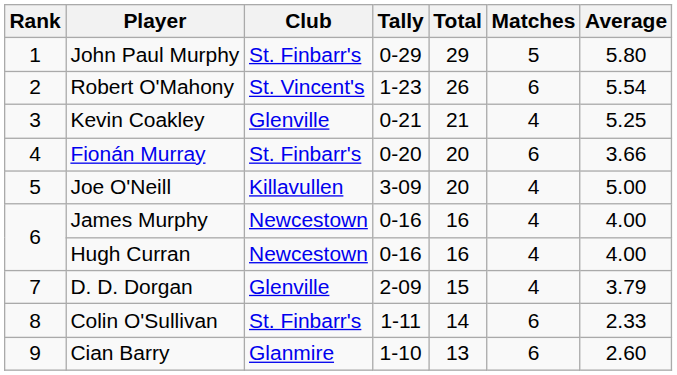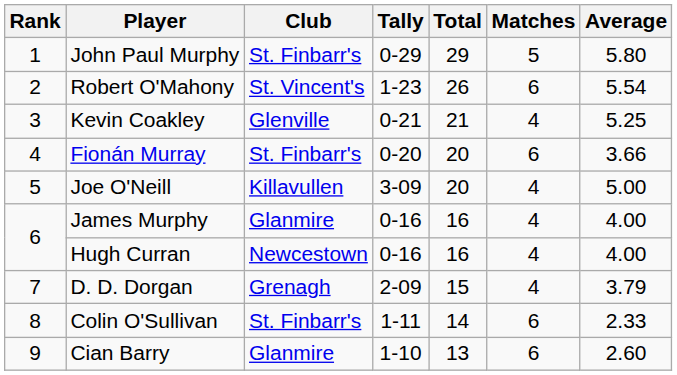(308, 220) Newcestown -> (292, 220) Glanmire
(289, 287) Glenville -> (290, 287) Grenagh
